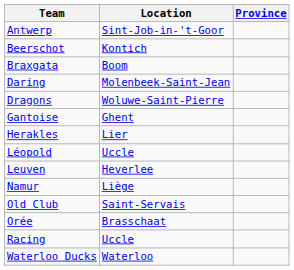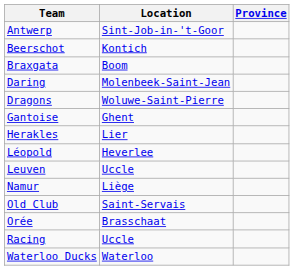(118, 152) Uccle -> (128, 152) Heverlee
(128, 169) Heverlee -> (118, 169) Uccle
